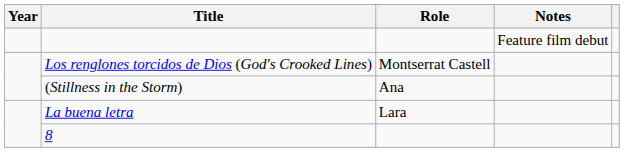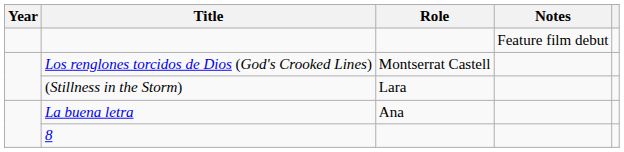(391, 87) Ana -> (393, 87) Lara
(393, 111) Lara -> (391, 111) Ana
